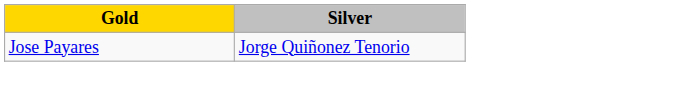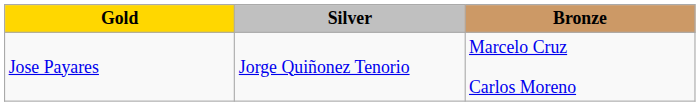+ column: (580, 18)
